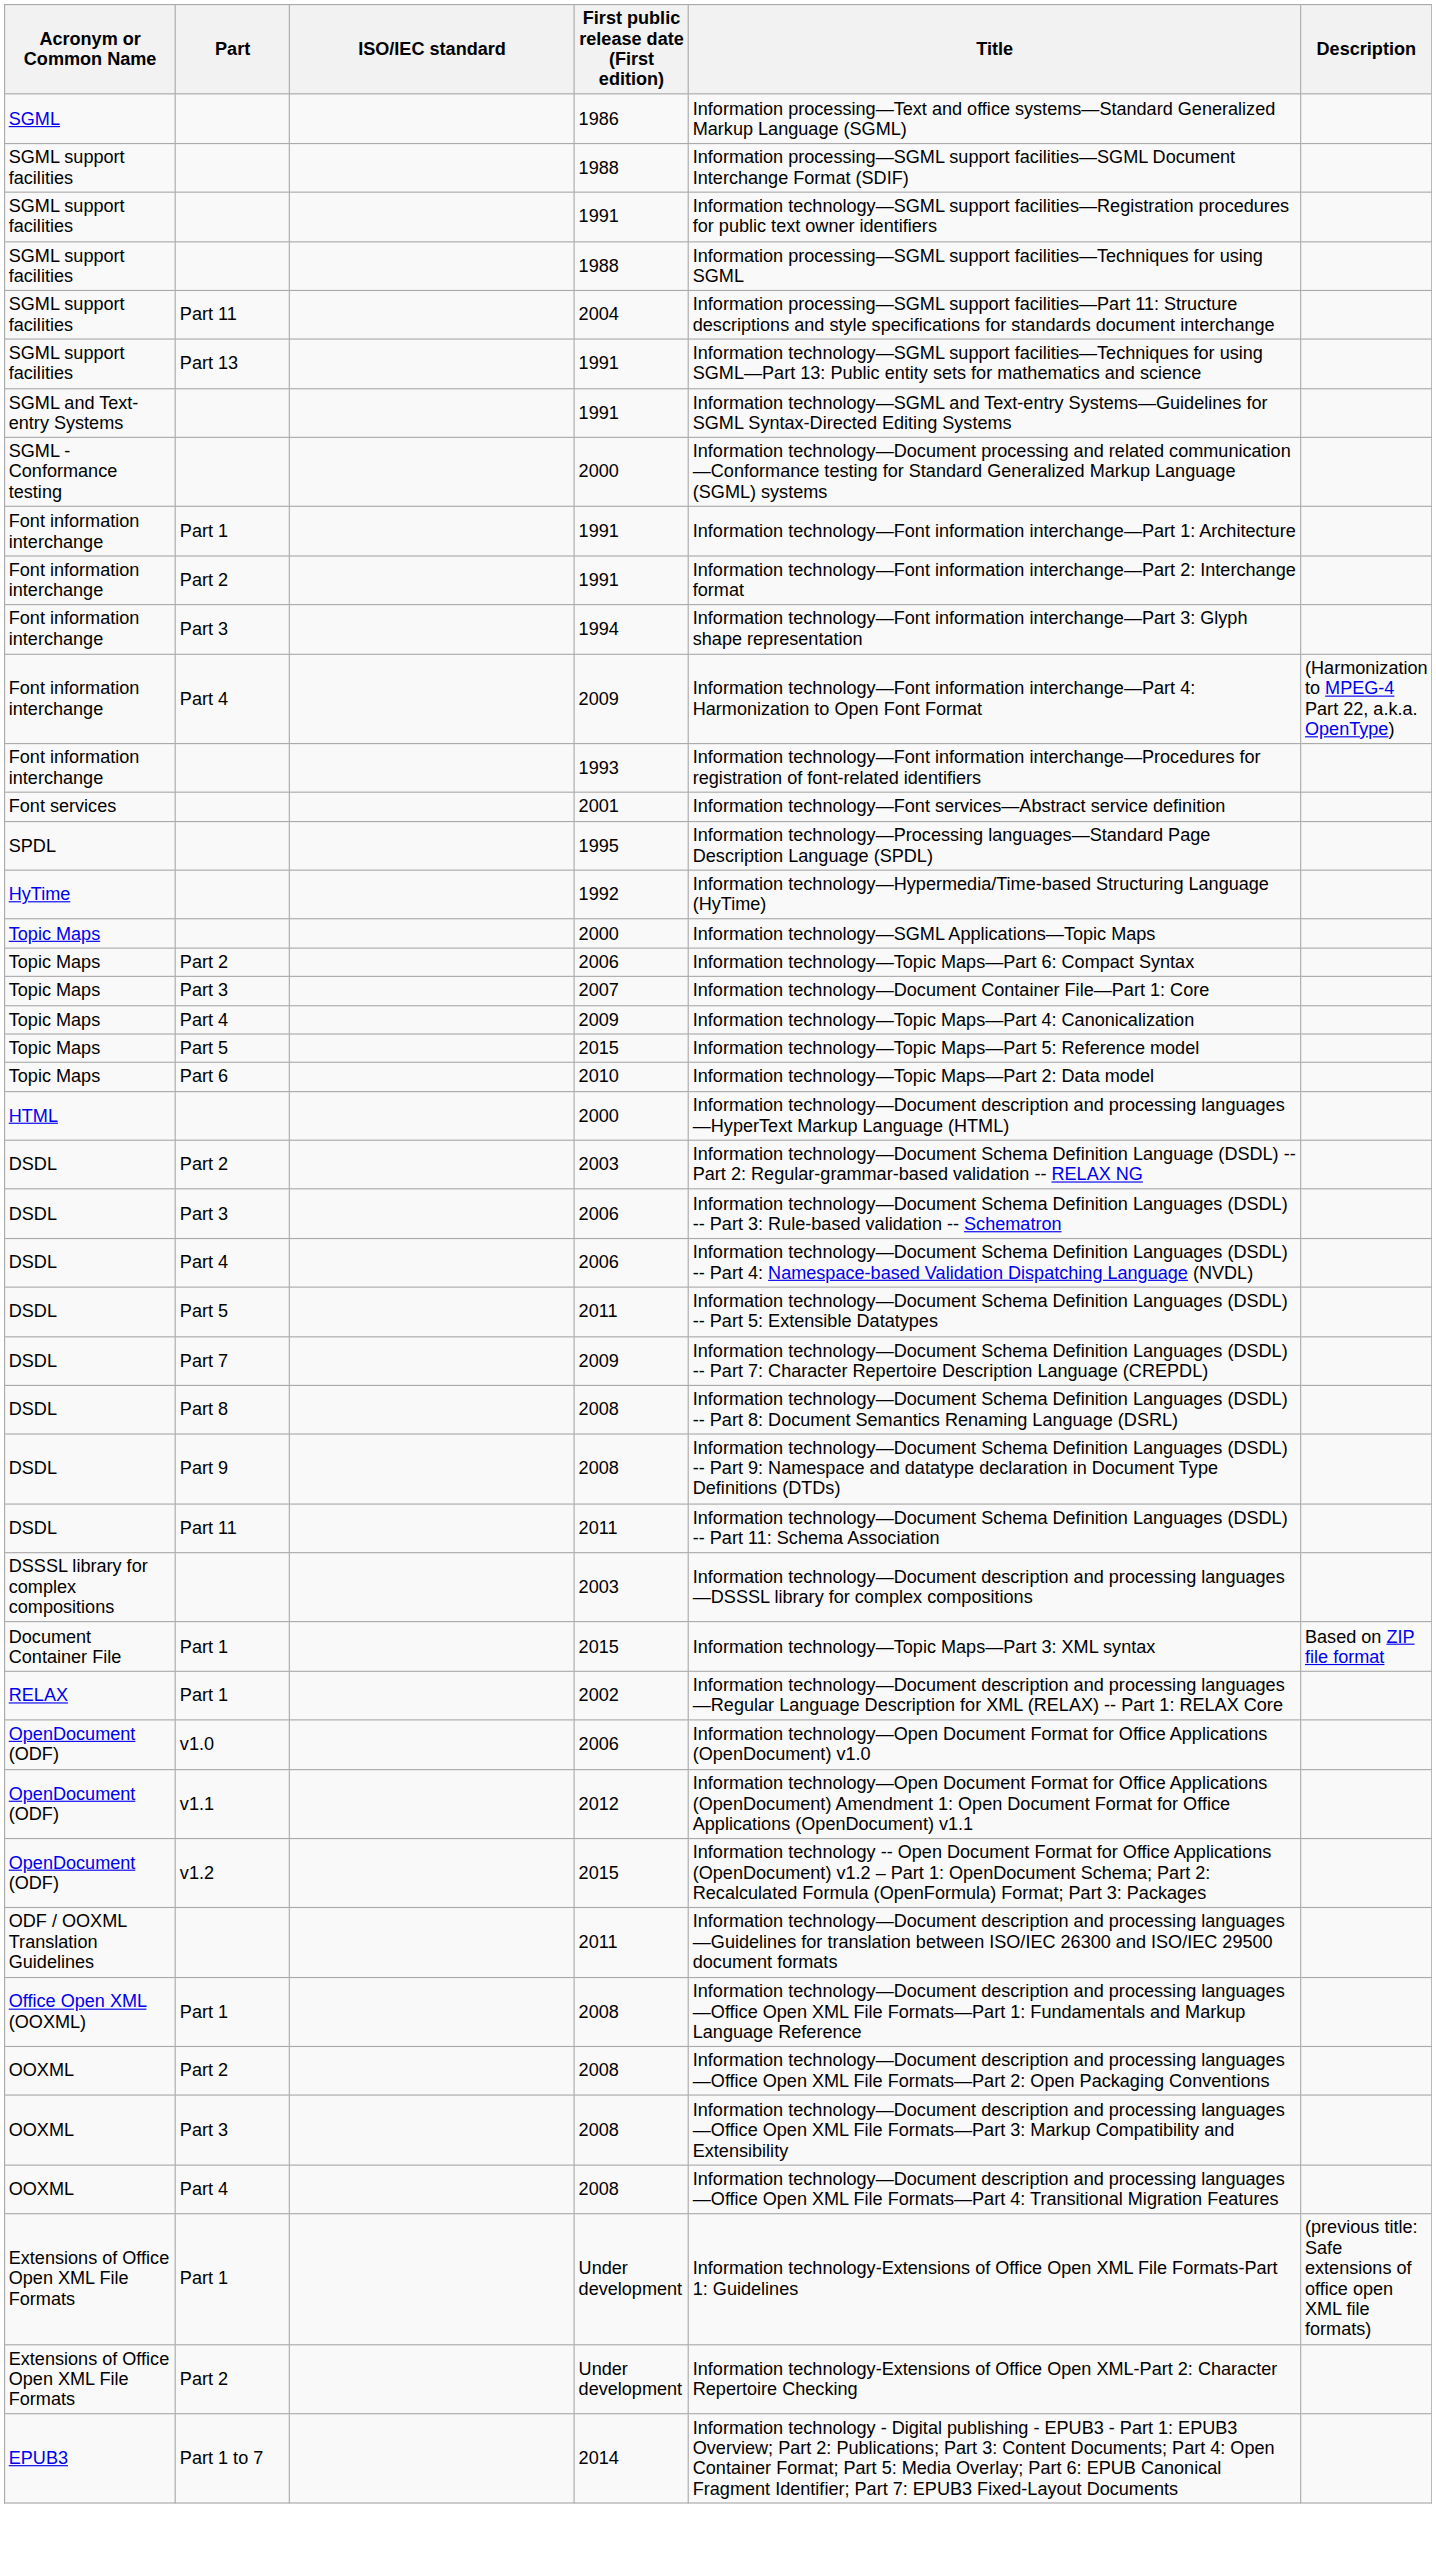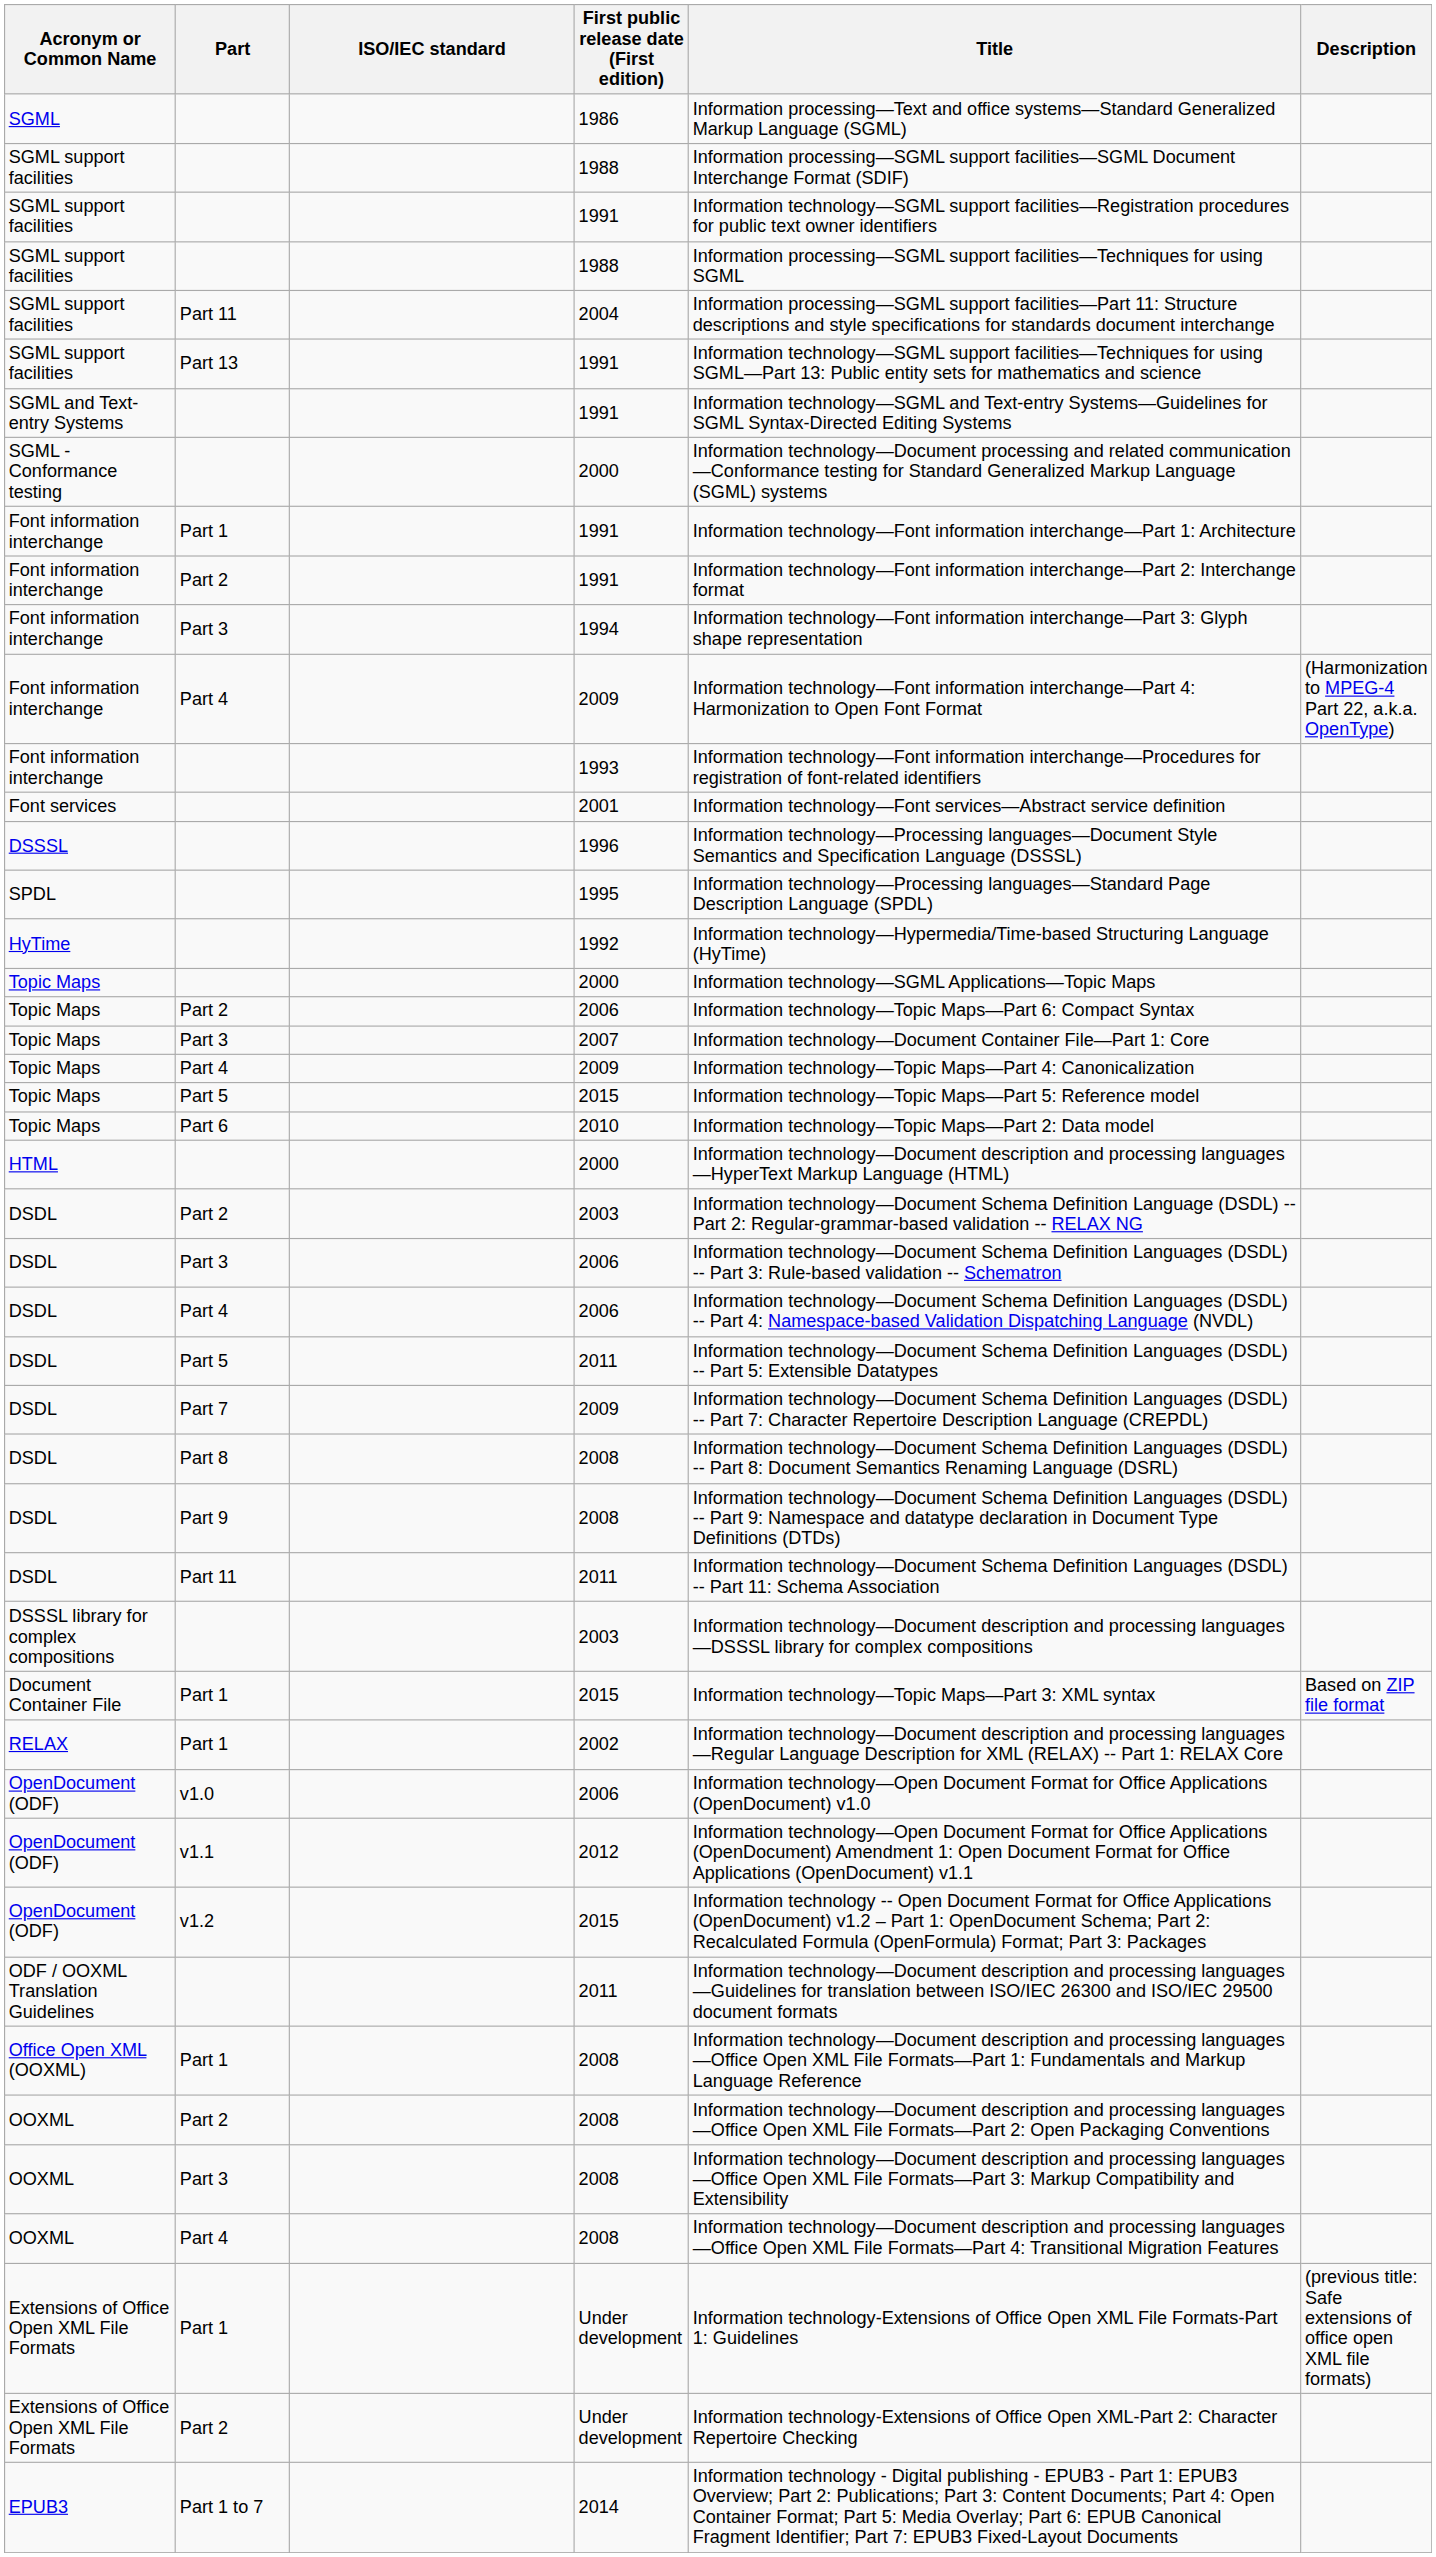+ row: (233, 846)
